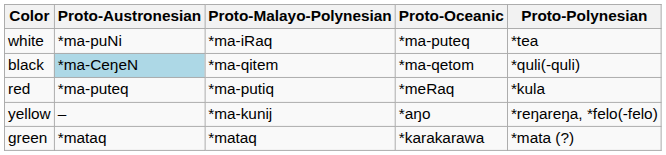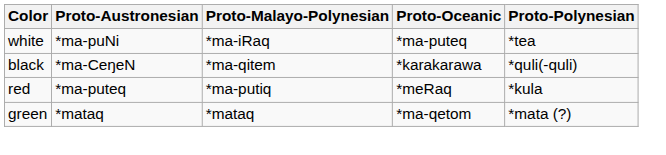(98, 65) lightblue background -> (95, 65) no background
(436, 65) *ma-qetom -> (439, 65) *karakarawa
- row: (29, 114)
(442, 138) *karakarawa -> (434, 114) *ma-qetom
